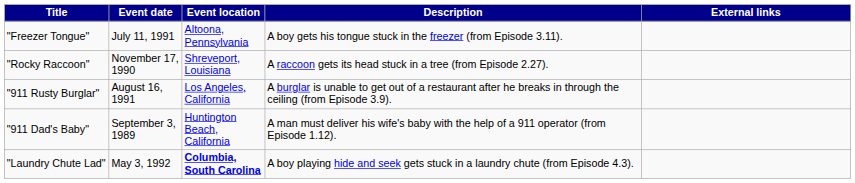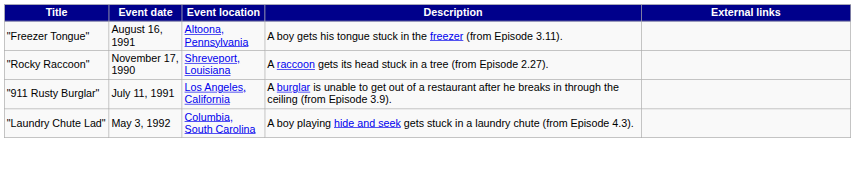(143, 36) July 11, 1991 -> (137, 36) August 16, 1991
(137, 94) August 16, 1991 -> (143, 94) July 11, 1991
- row: (48, 129)
(223, 164) bold -> (220, 123) normal
